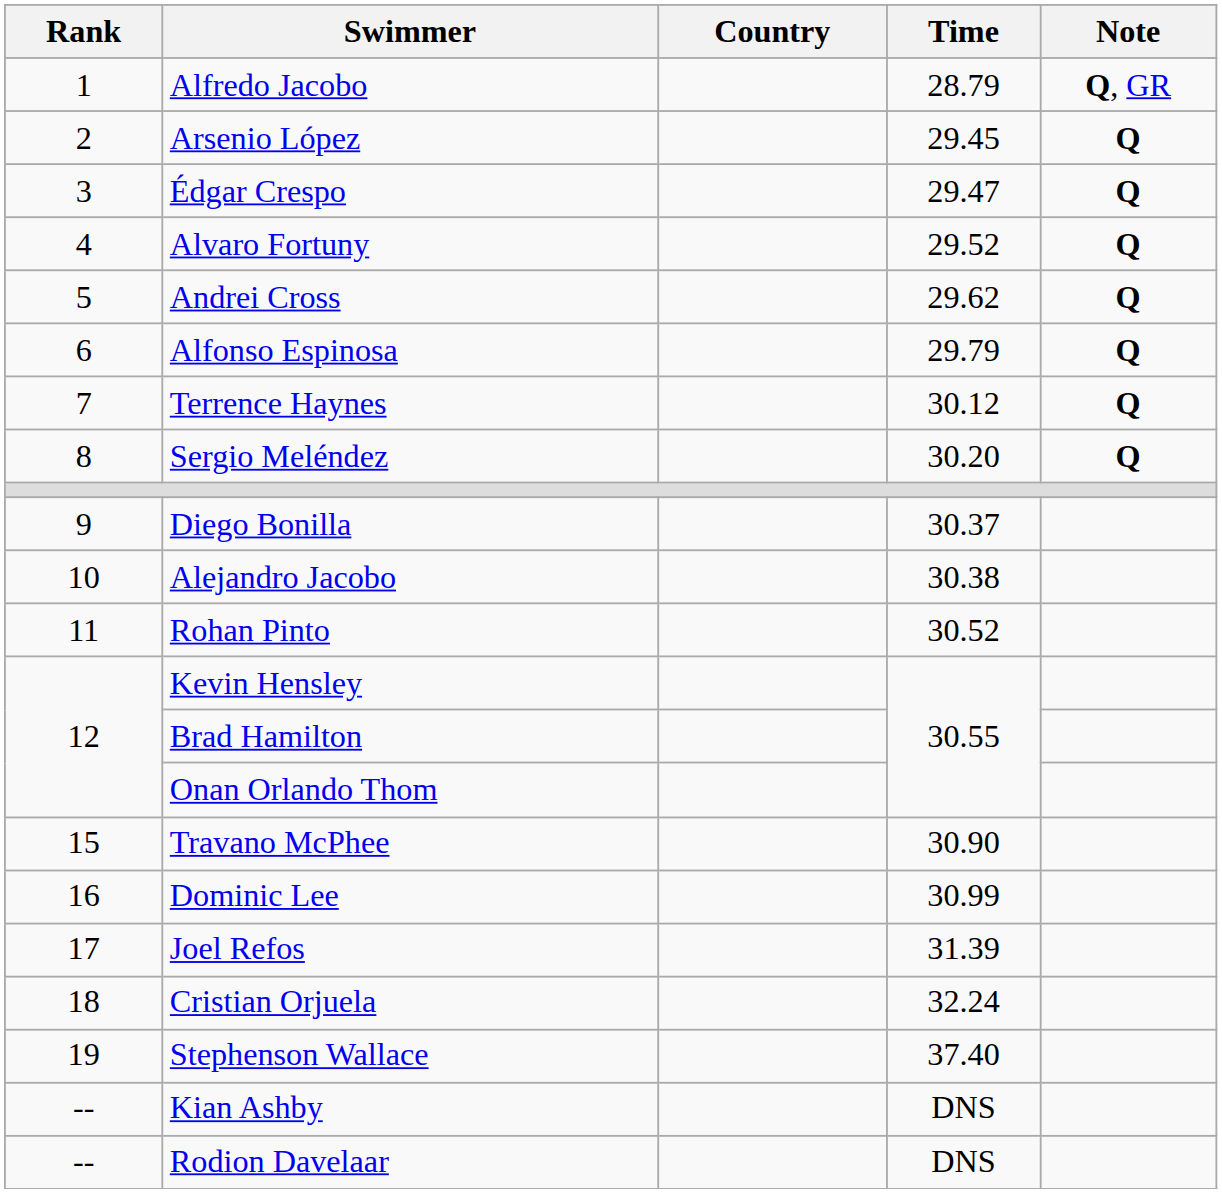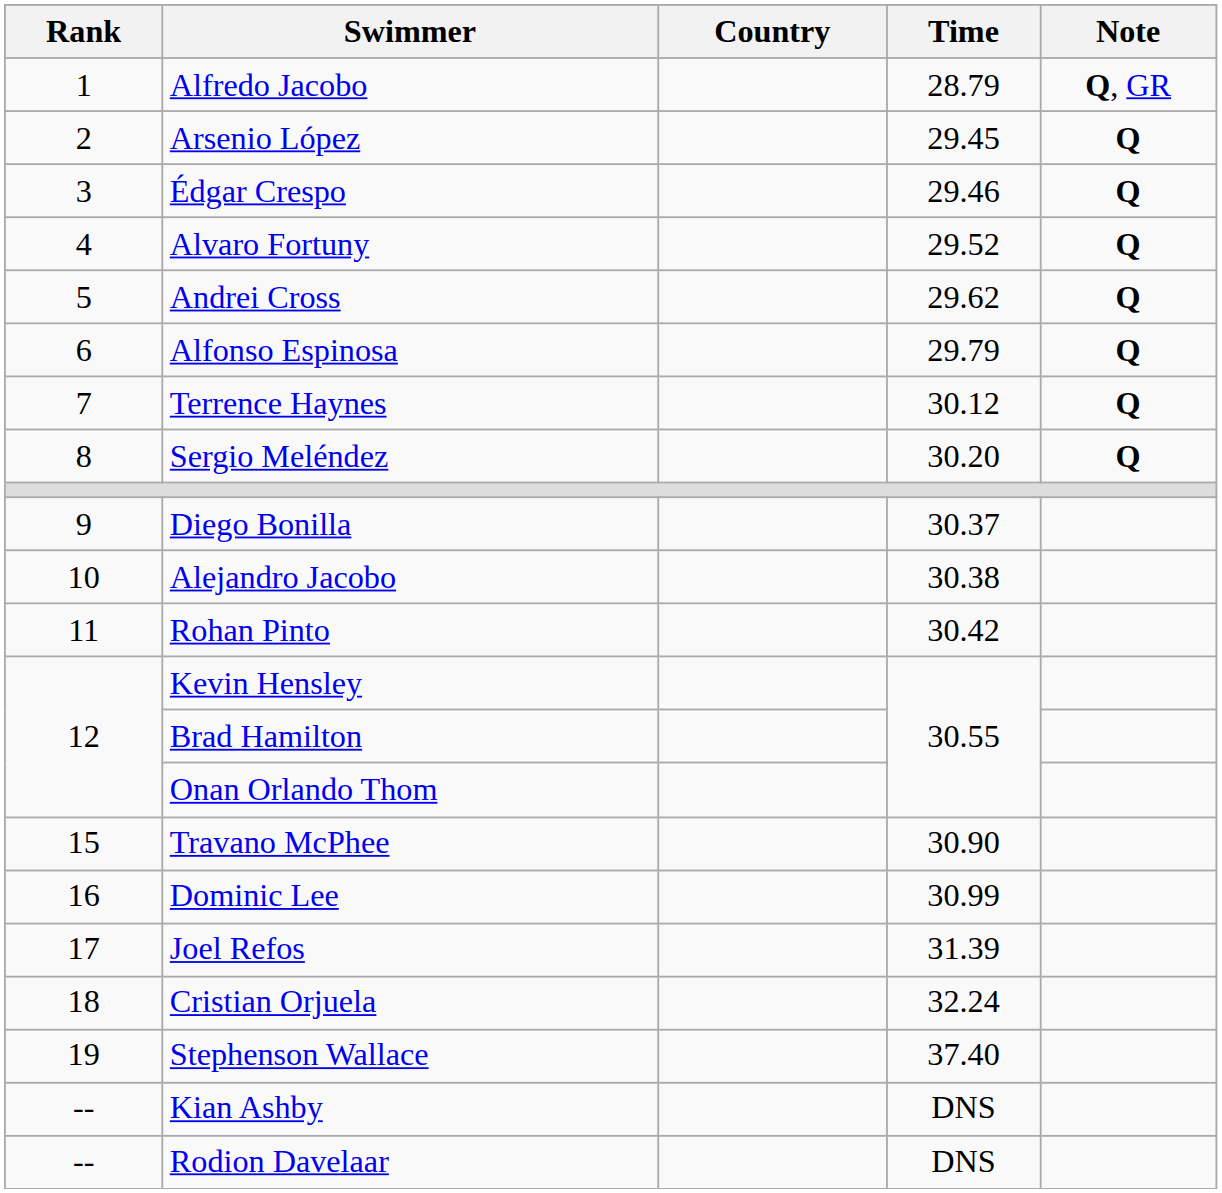(964, 190) 29.47 -> (964, 190) 29.46
(964, 629) 30.52 -> (964, 629) 30.42
